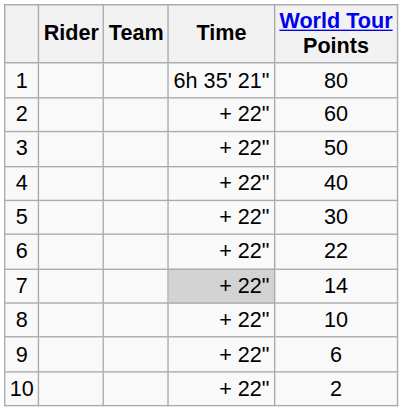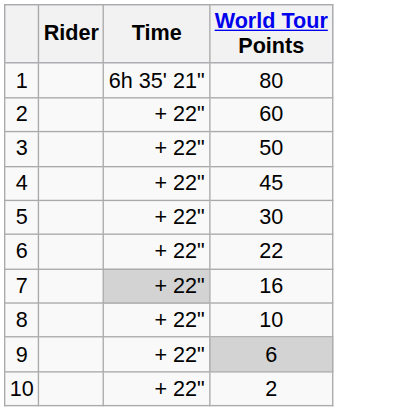- column: (136, 33)
(336, 182) 40 -> (271, 182) 45
(336, 285) 14 -> (271, 285) 16
(336, 354) no background -> (271, 354) lightgrey background
